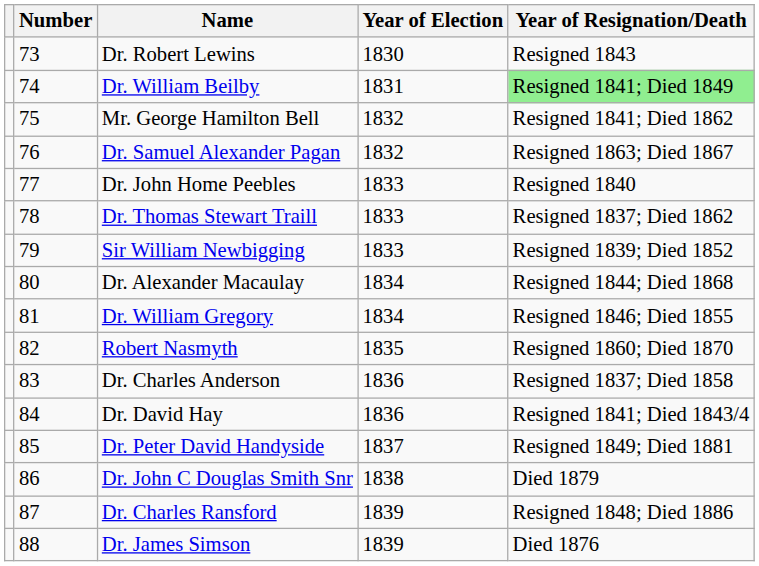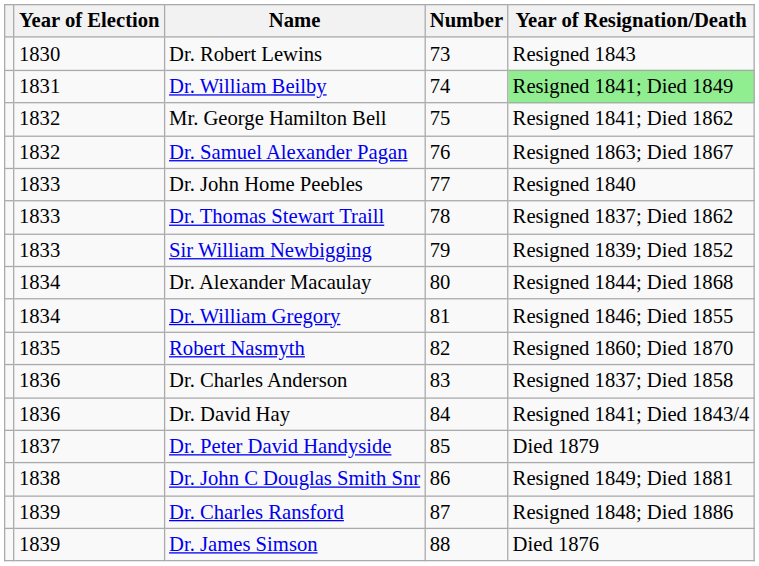columns swapped: (56, 20) <-> (433, 20)
(623, 446) Resigned 1849; Died 1881 -> (556, 446) Died 1879
(556, 479) Died 1879 -> (623, 479) Resigned 1849; Died 1881
